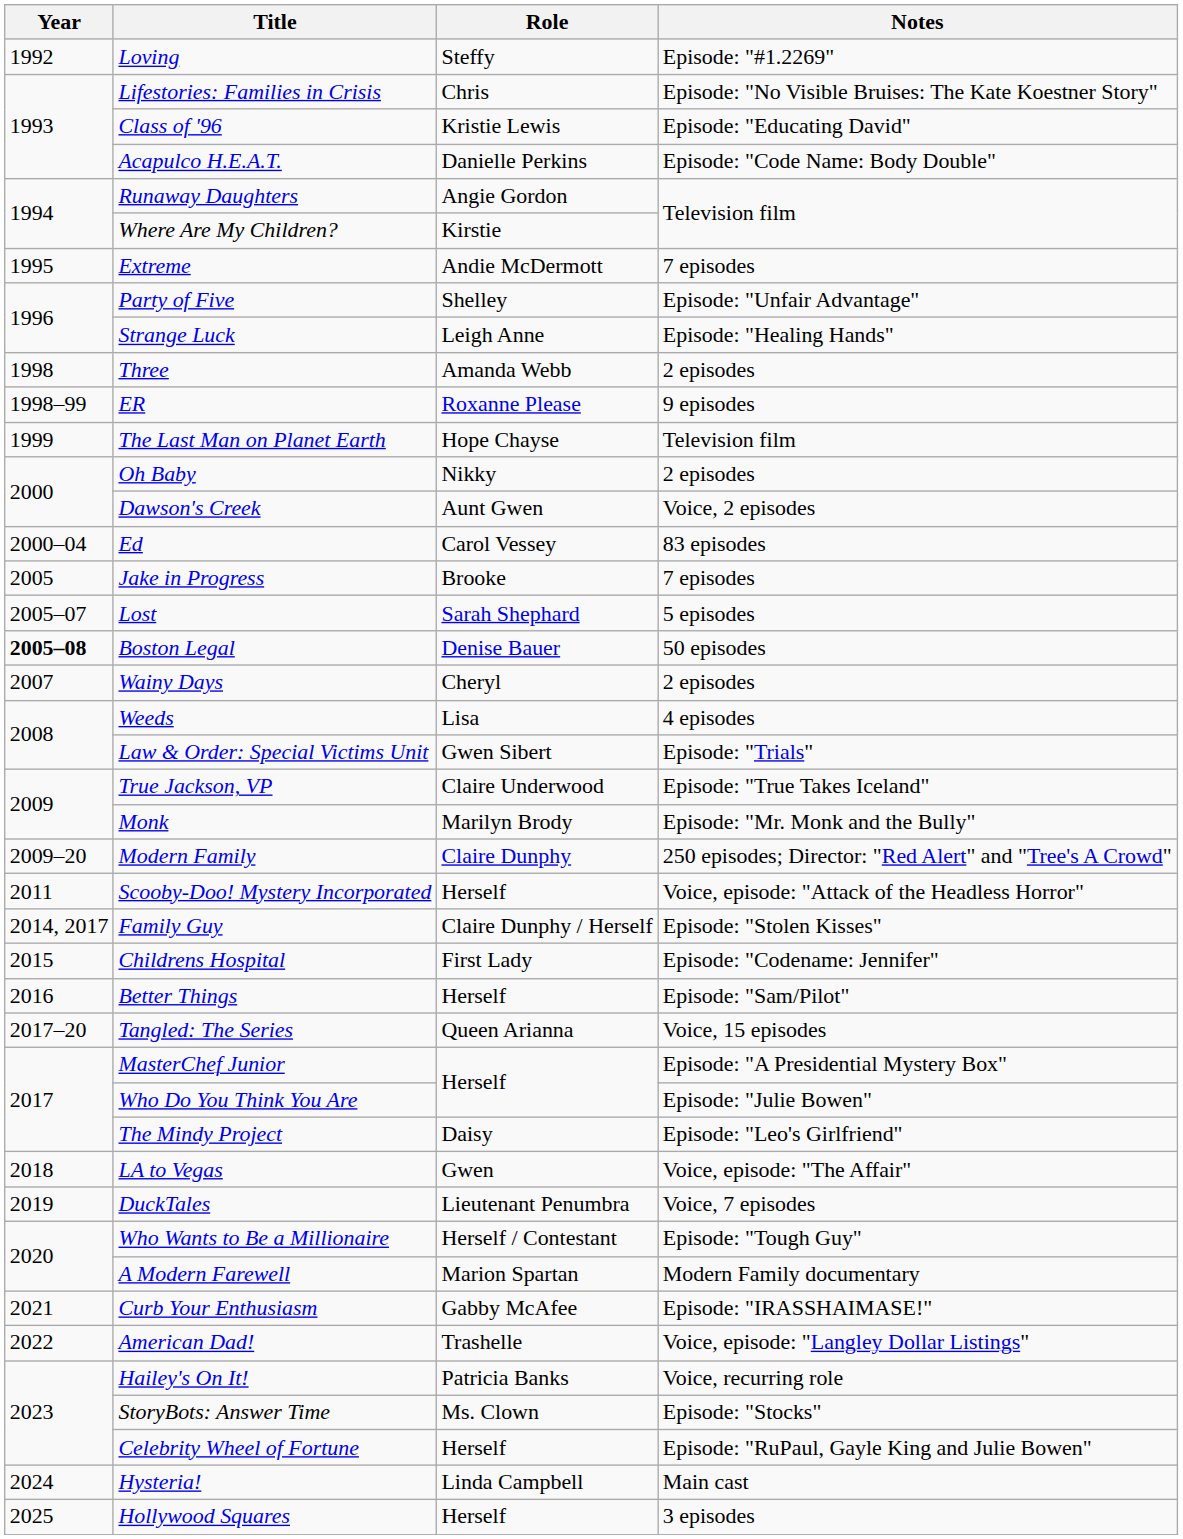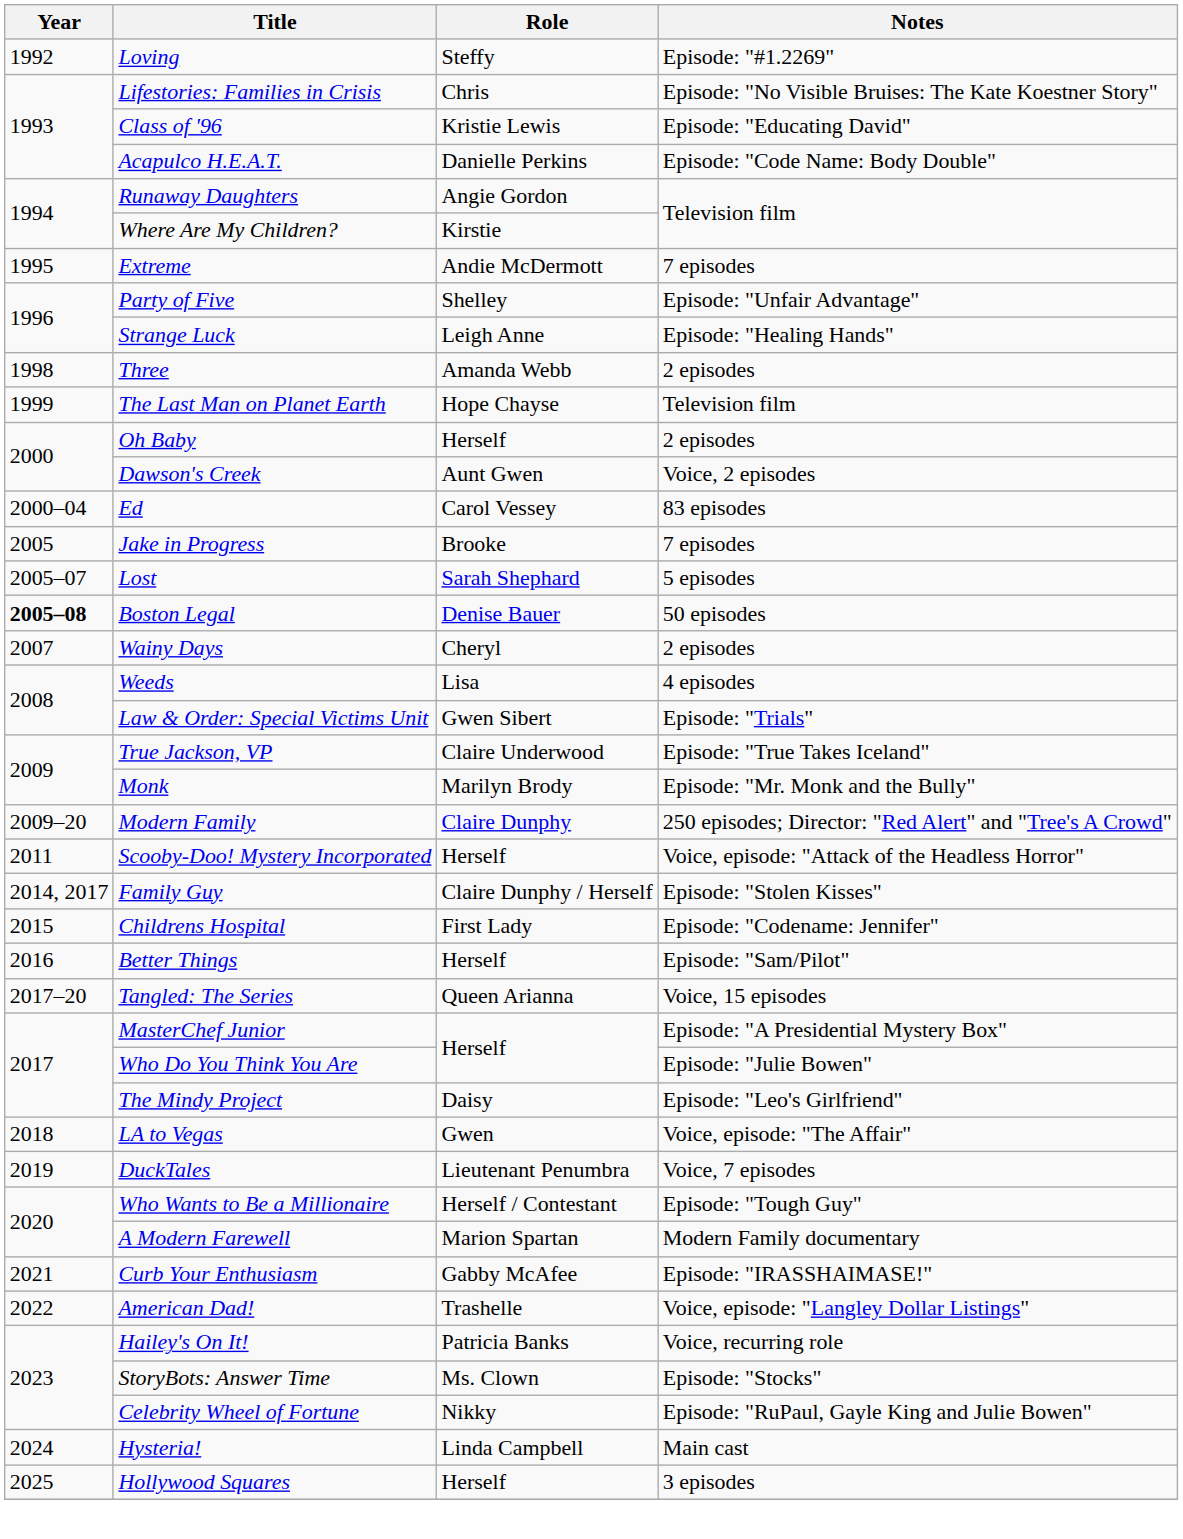- row: (132, 404)
(469, 473) Nikky -> (474, 439) Herself
(474, 1447) Herself -> (469, 1412) Nikky
